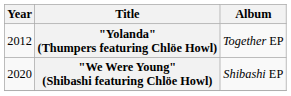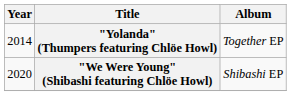(20, 40) 2012 -> (20, 40) 2014
